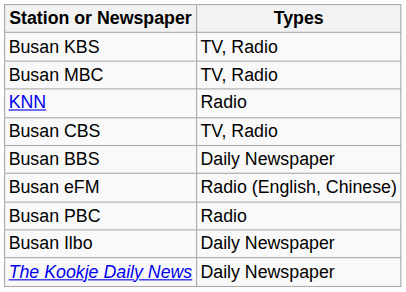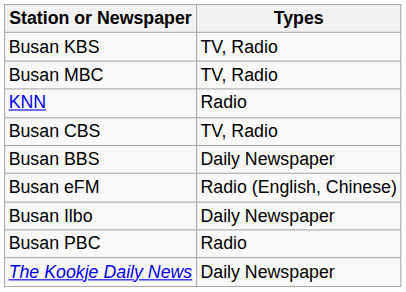rows swapped: (55, 215) <-> (51, 243)
